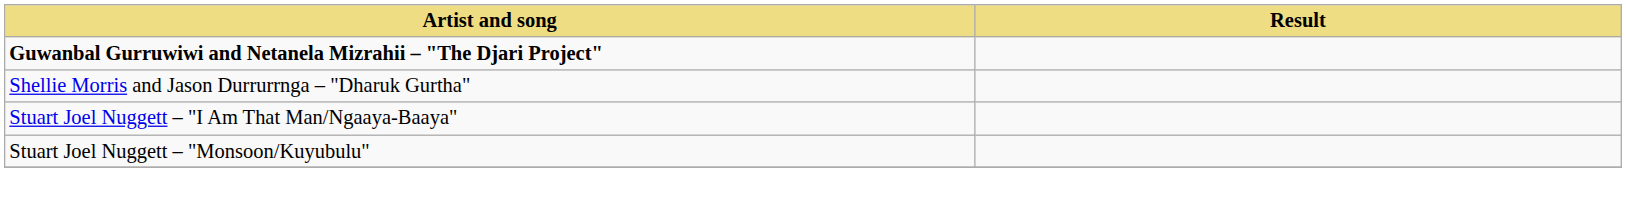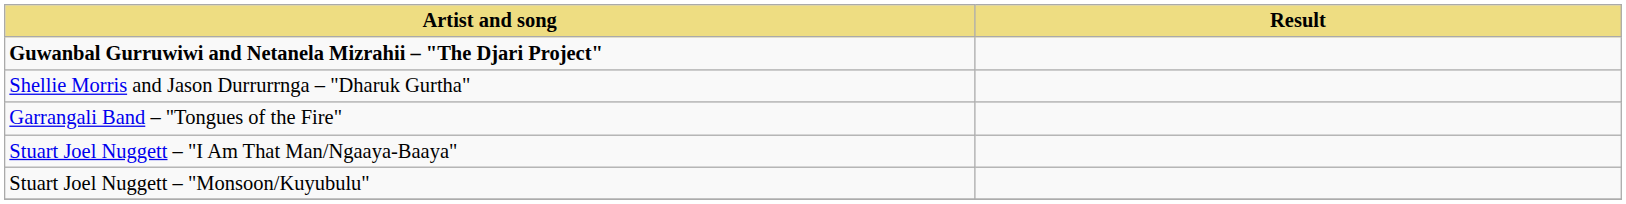+ row: (176, 118)
